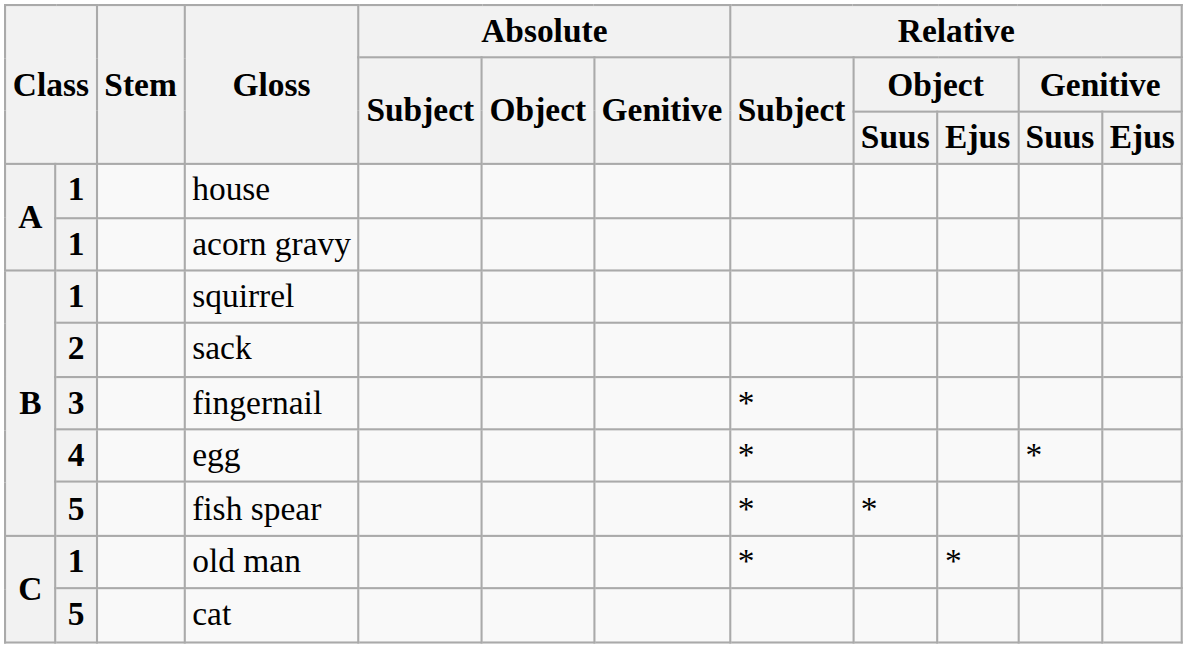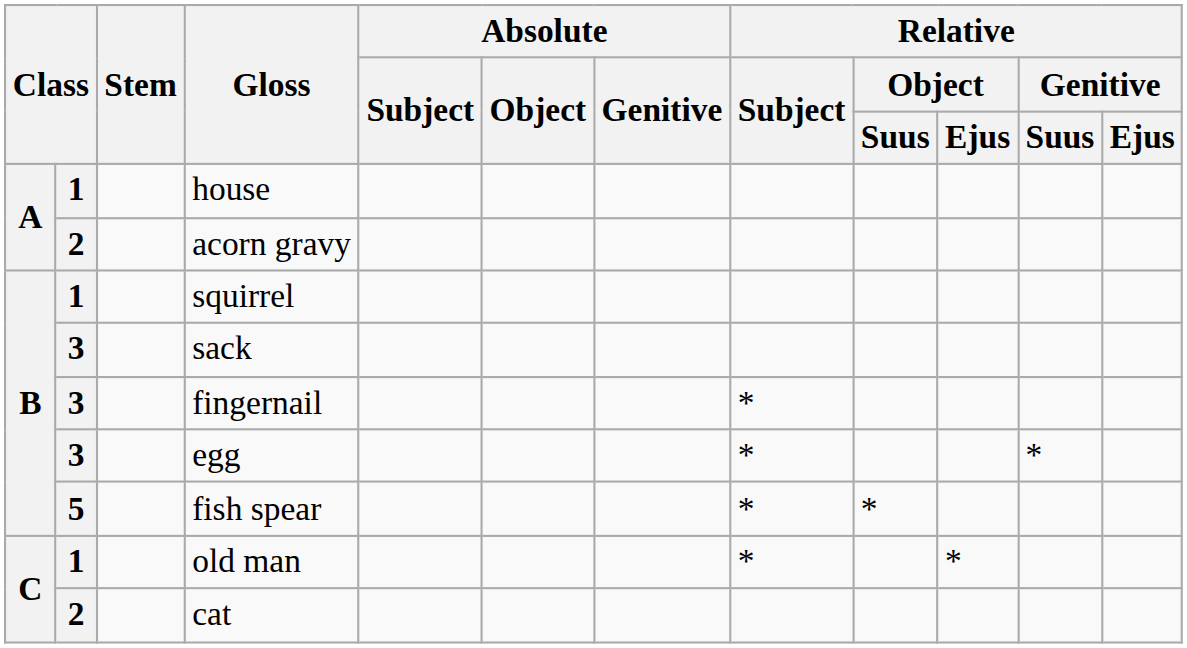(76, 243) 1 -> (76, 243) 2
(76, 349) 2 -> (76, 349) 3
(76, 455) 4 -> (76, 455) 3
(76, 614) 5 -> (76, 614) 2
